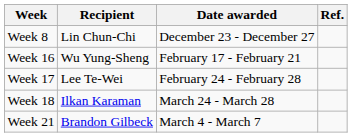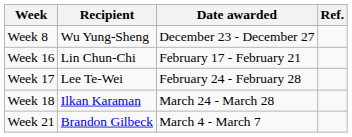(98, 36) Lin Chun-Chi -> (105, 36) Wu Yung-Sheng
(105, 57) Wu Yung-Sheng -> (98, 57) Lin Chun-Chi
